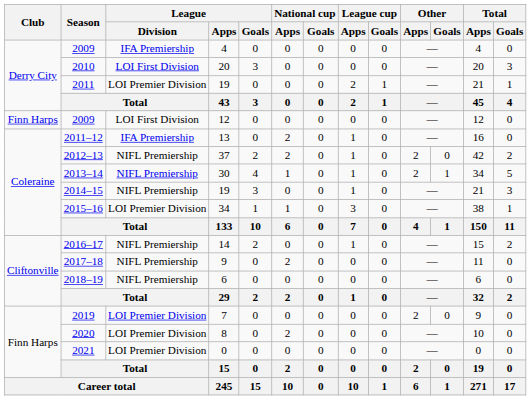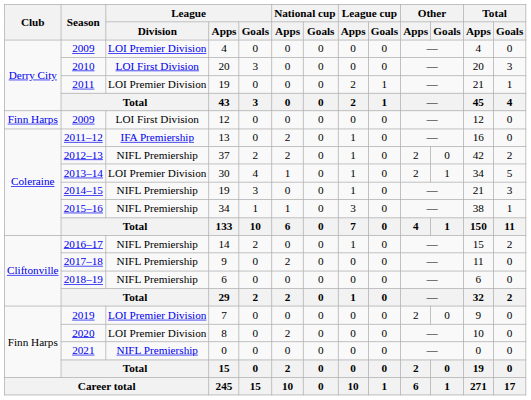(157, 48) IFA Premiership -> (157, 48) LOI Premier Division
(157, 173) NIFL Premiership -> (157, 173) LOI Premier Division
(157, 208) LOI Premier Division -> (157, 208) NIFL Premiership
(157, 350) LOI Premier Division -> (157, 350) NIFL Premiership
